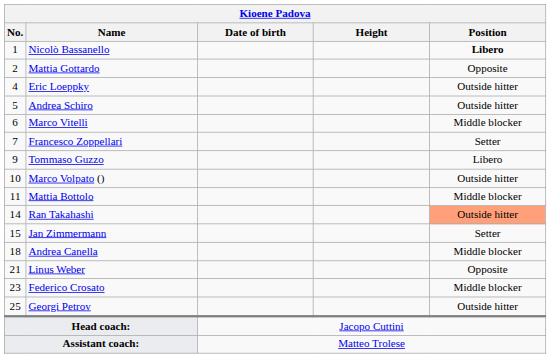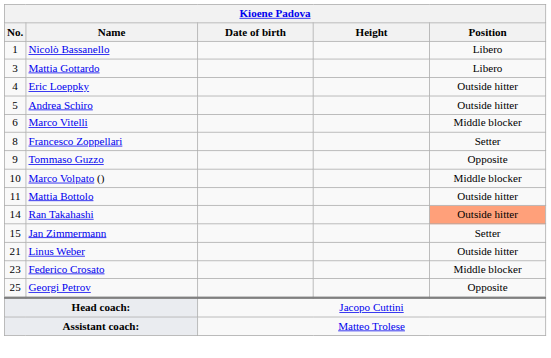(488, 50) bold -> (488, 50) normal
(15, 68) 2 -> (15, 68) 3
(488, 68) Opposite -> (488, 68) Libero
(15, 142) 7 -> (15, 142) 8
(488, 160) Libero -> (488, 160) Opposite
(488, 178) Outside hitter -> (488, 178) Middle blocker
(488, 196) Middle blocker -> (488, 196) Outside hitter
- row: (63, 251)
(488, 270) Opposite -> (488, 251) Outside hitter
(488, 306) Outside hitter -> (488, 288) Opposite
